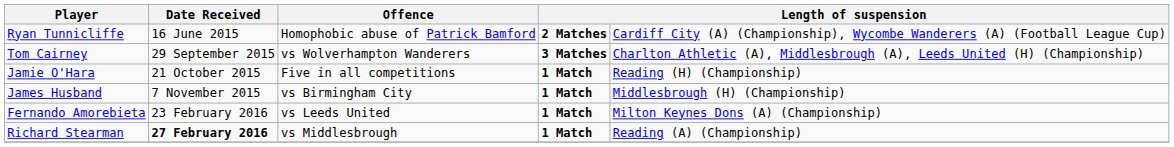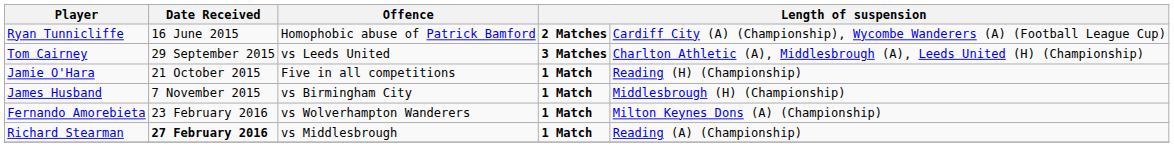(376, 54) vs Wolverhampton Wanderers -> (336, 54) vs Leeds United
(336, 113) vs Leeds United -> (376, 113) vs Wolverhampton Wanderers
